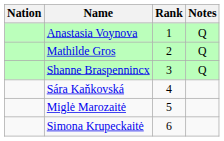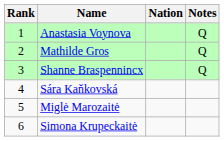columns swapped: (169, 13) <-> (24, 13)
